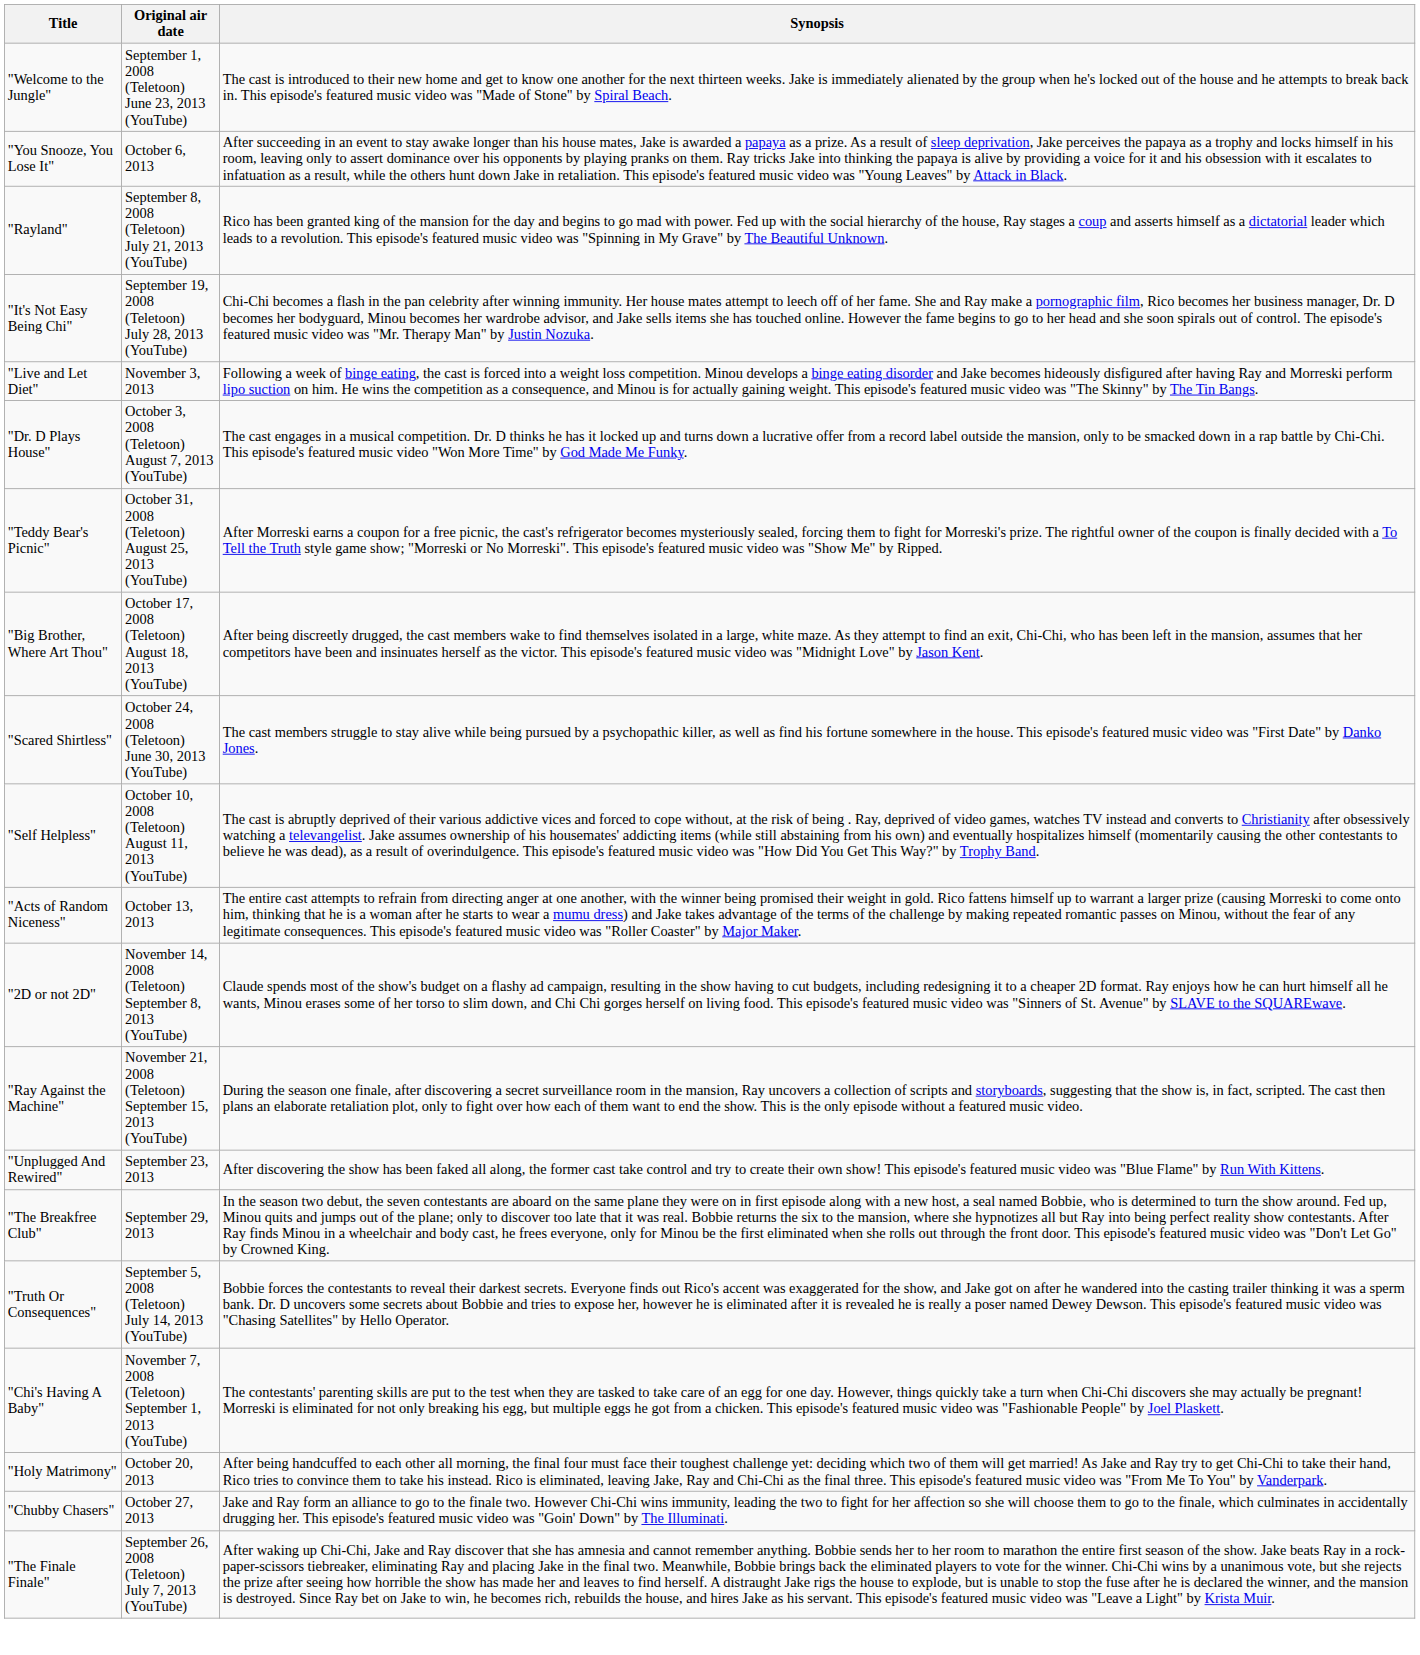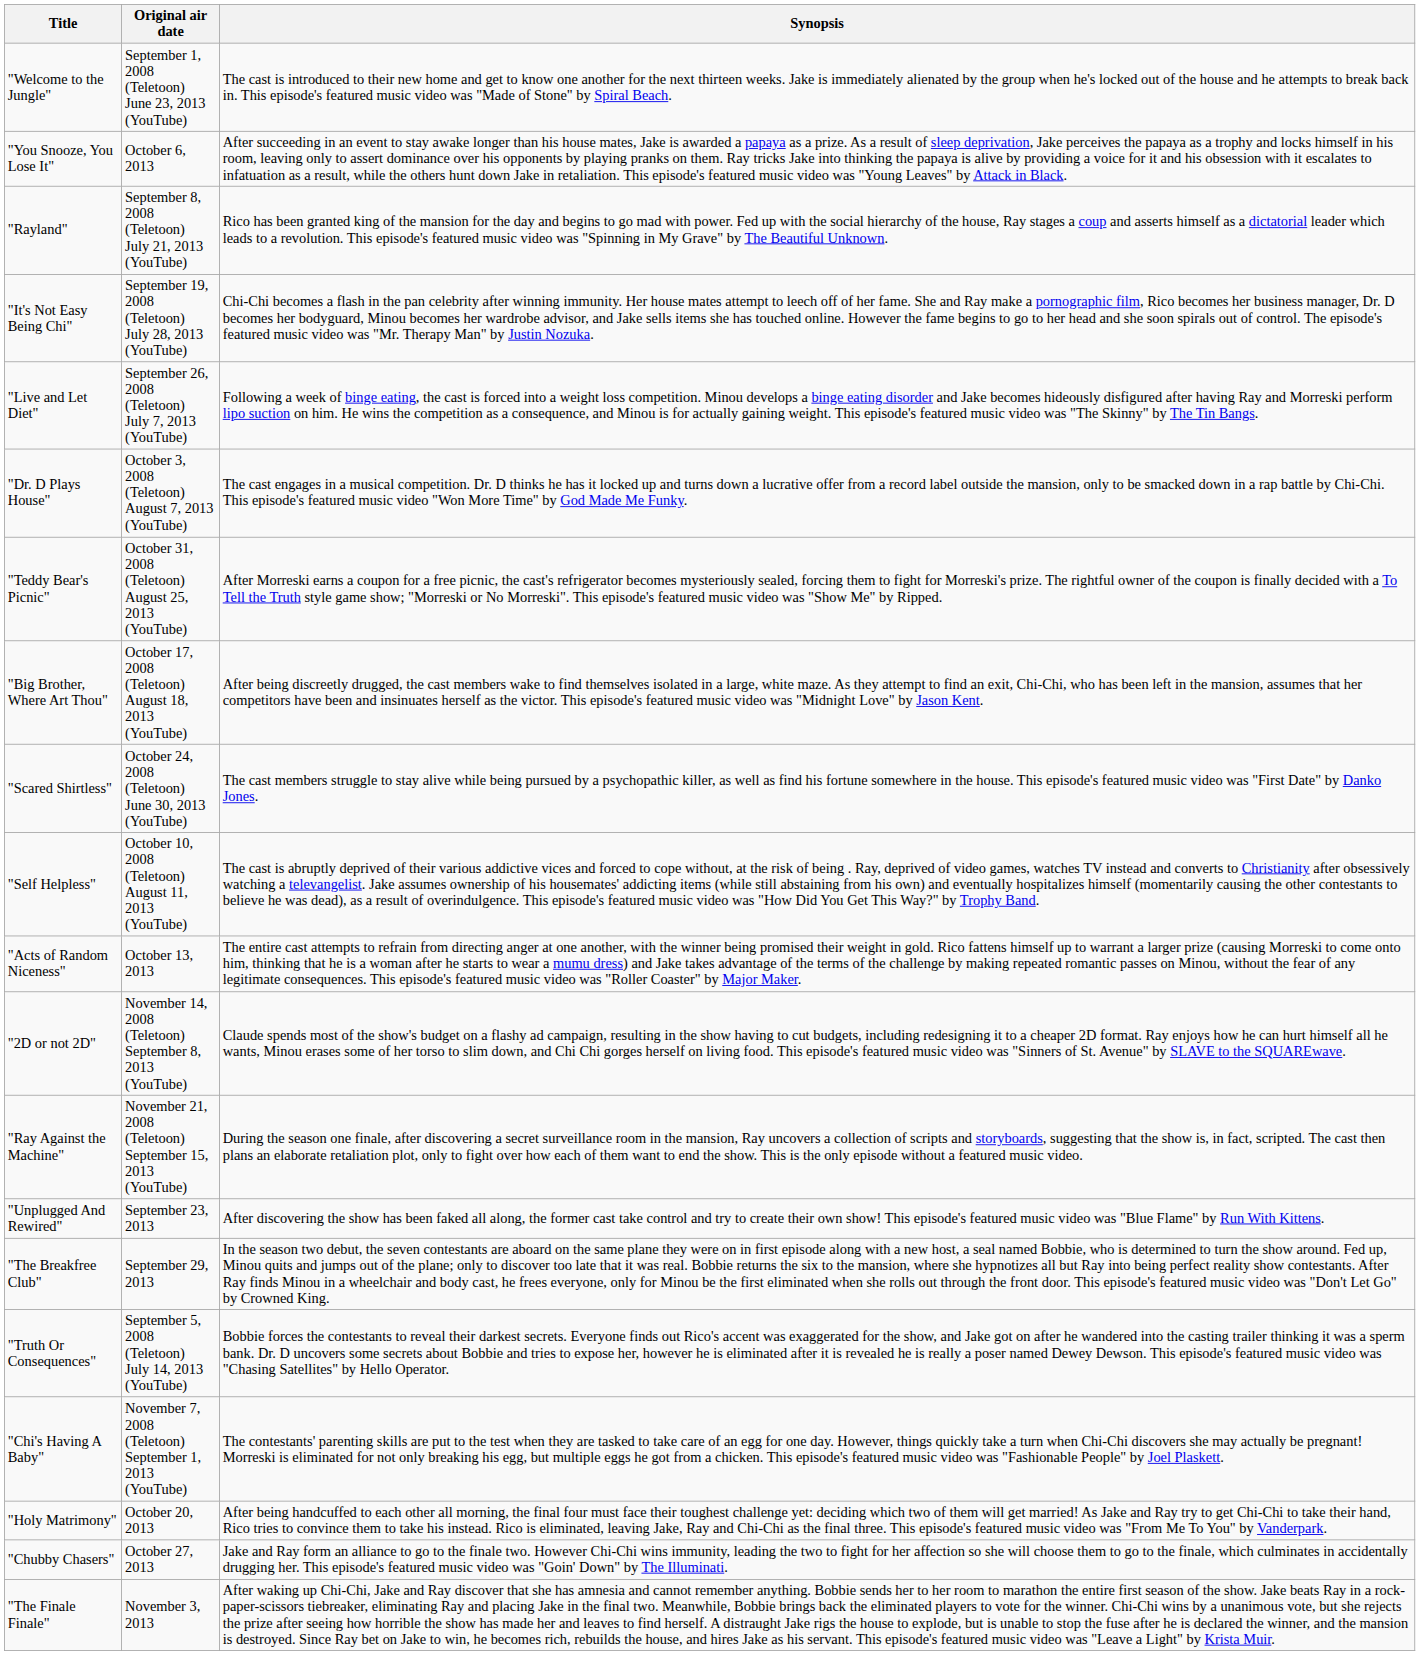(163, 381) November 3, 2013 -> (167, 405) September 26, 2008 (Teletoon) July 7, 2013 (YouTube)
(167, 1574) September 26, 2008 (Teletoon) July 7, 2013 (YouTube) -> (163, 1614) November 3, 2013
